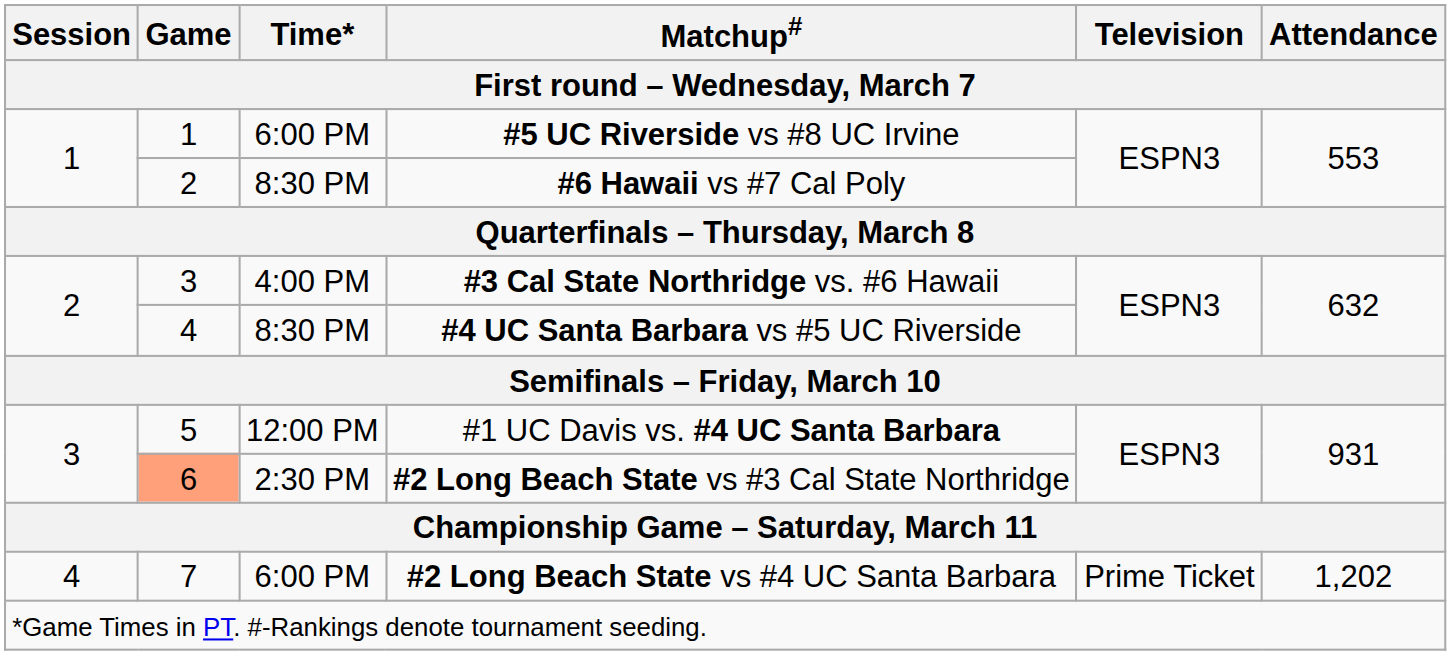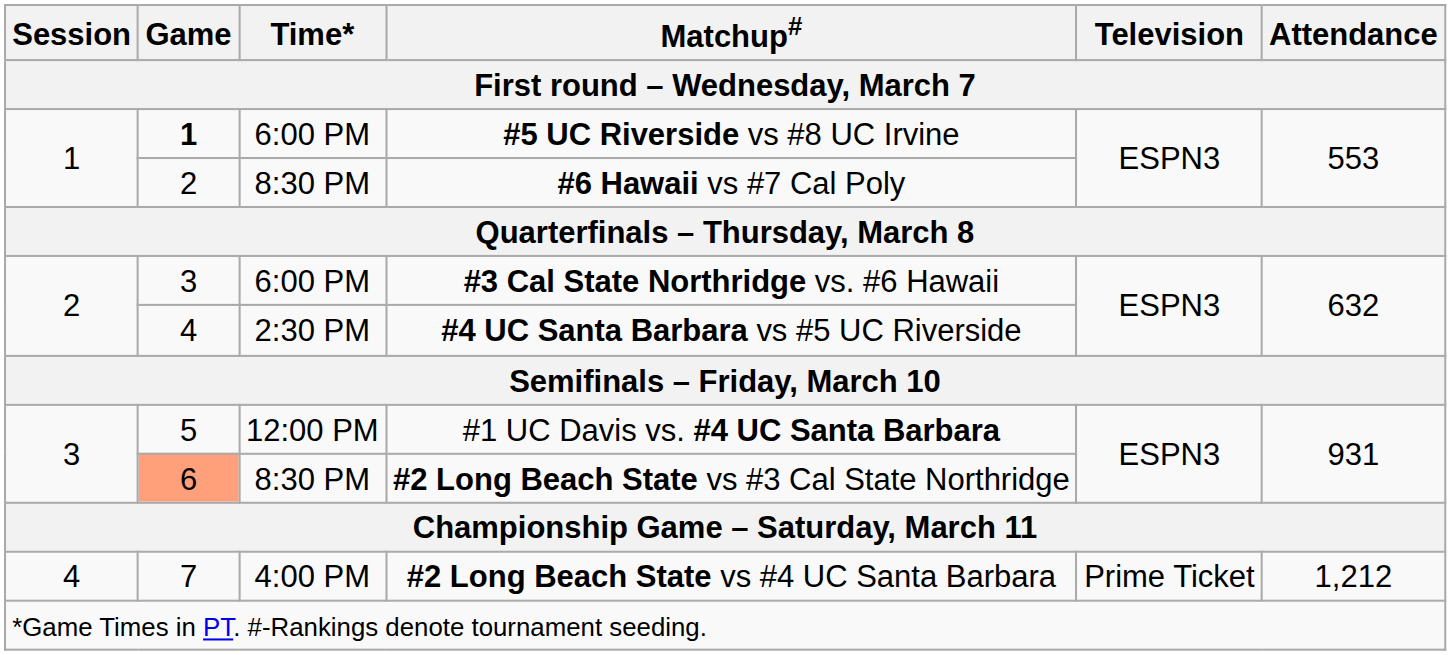(189, 134) normal -> (189, 134) bold
(312, 281) 4:00 PM -> (312, 281) 6:00 PM
(312, 331) 8:30 PM -> (312, 331) 2:30 PM
(312, 478) 2:30 PM -> (312, 478) 8:30 PM
(312, 576) 6:00 PM -> (312, 576) 4:00 PM
(1353, 576) 1,202 -> (1353, 576) 1,212
